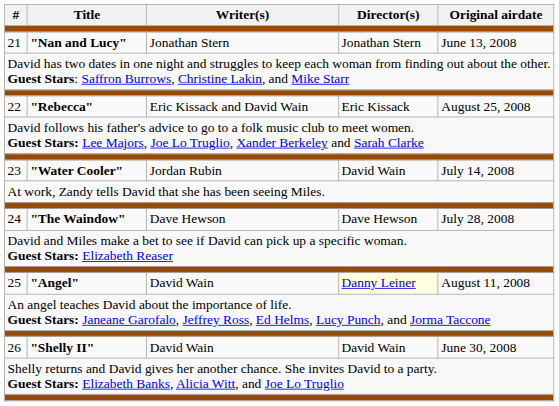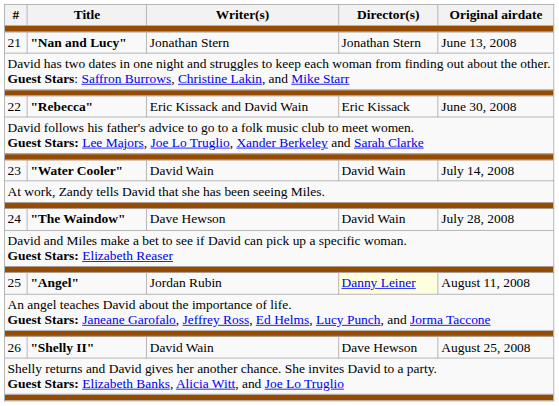(486, 106) August 25, 2008 -> (479, 106) June 30, 2008
(186, 170) Jordan Rubin -> (182, 170) David Wain
(379, 219) Dave Hewson -> (373, 219) David Wain
(182, 283) David Wain -> (186, 283) Jordan Rubin
(373, 347) David Wain -> (379, 347) Dave Hewson
(479, 347) June 30, 2008 -> (486, 347) August 25, 2008
